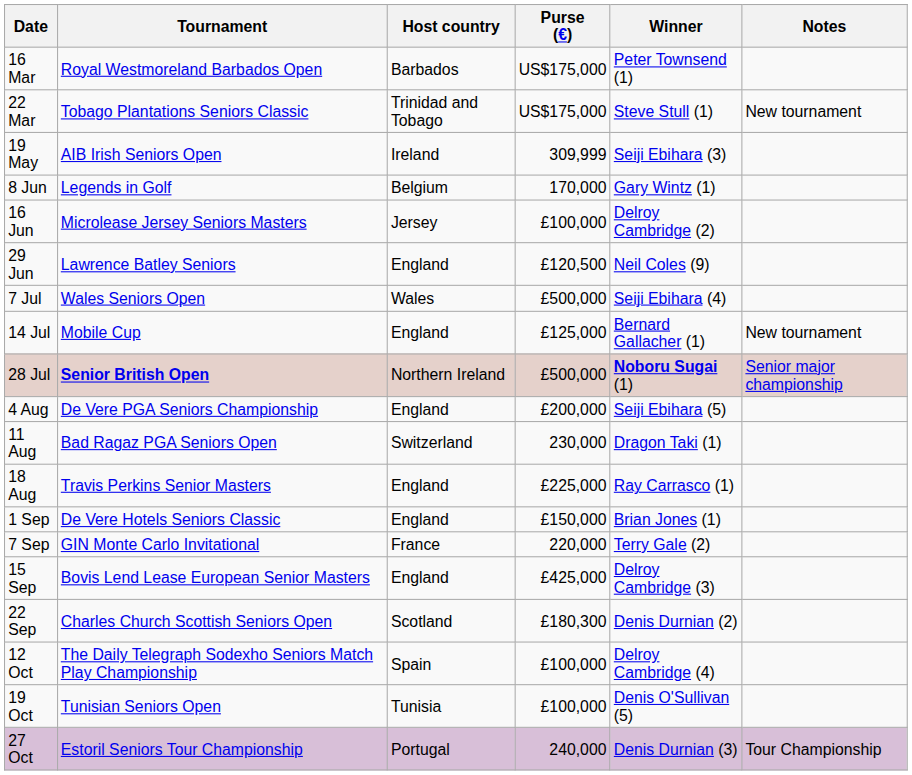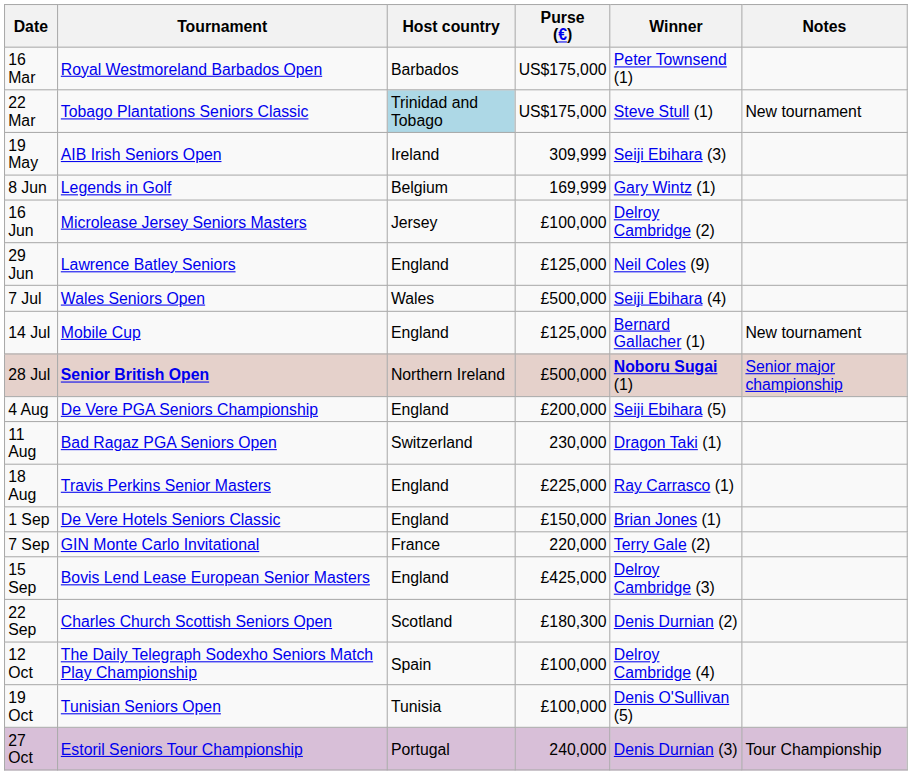(435, 111) no background -> (435, 111) lightblue background
(578, 188) 170,000 -> (578, 188) 169,999
(574, 265) £120,500 -> (574, 265) £125,000
